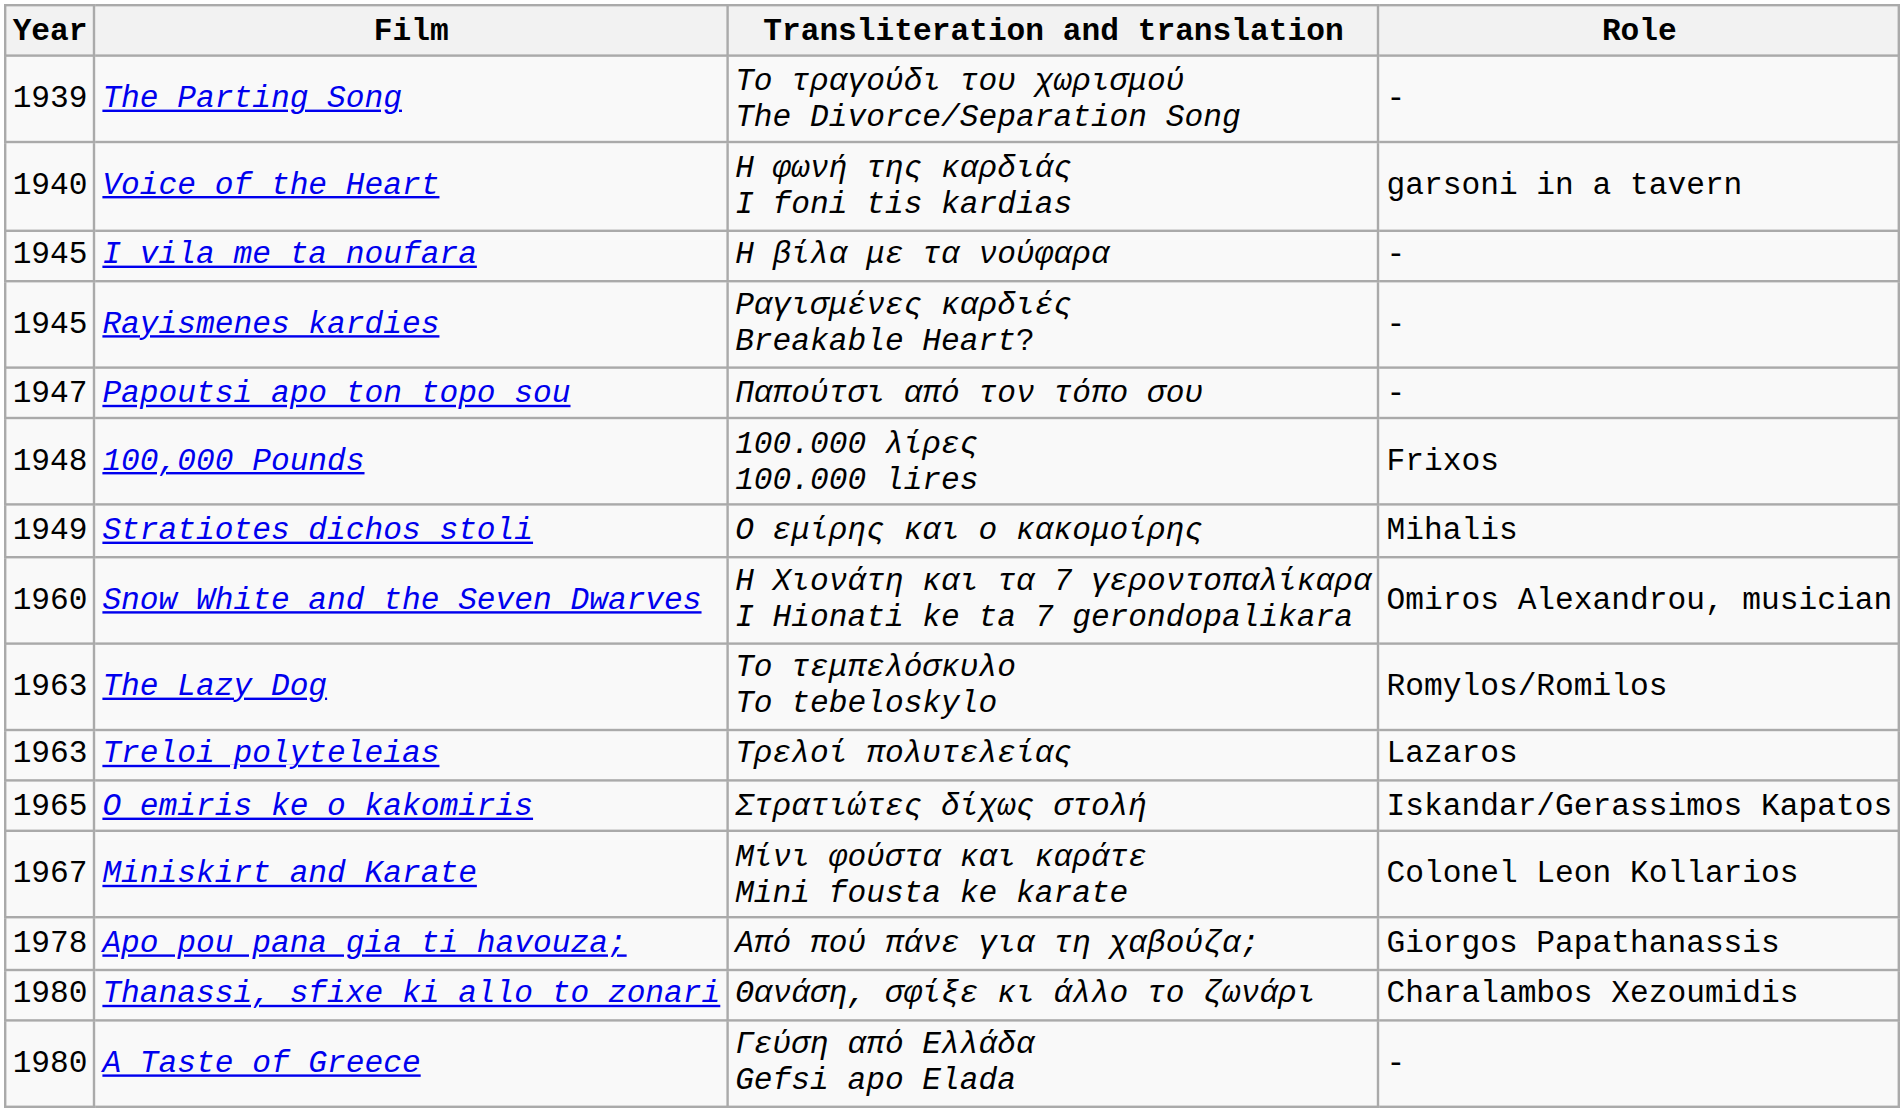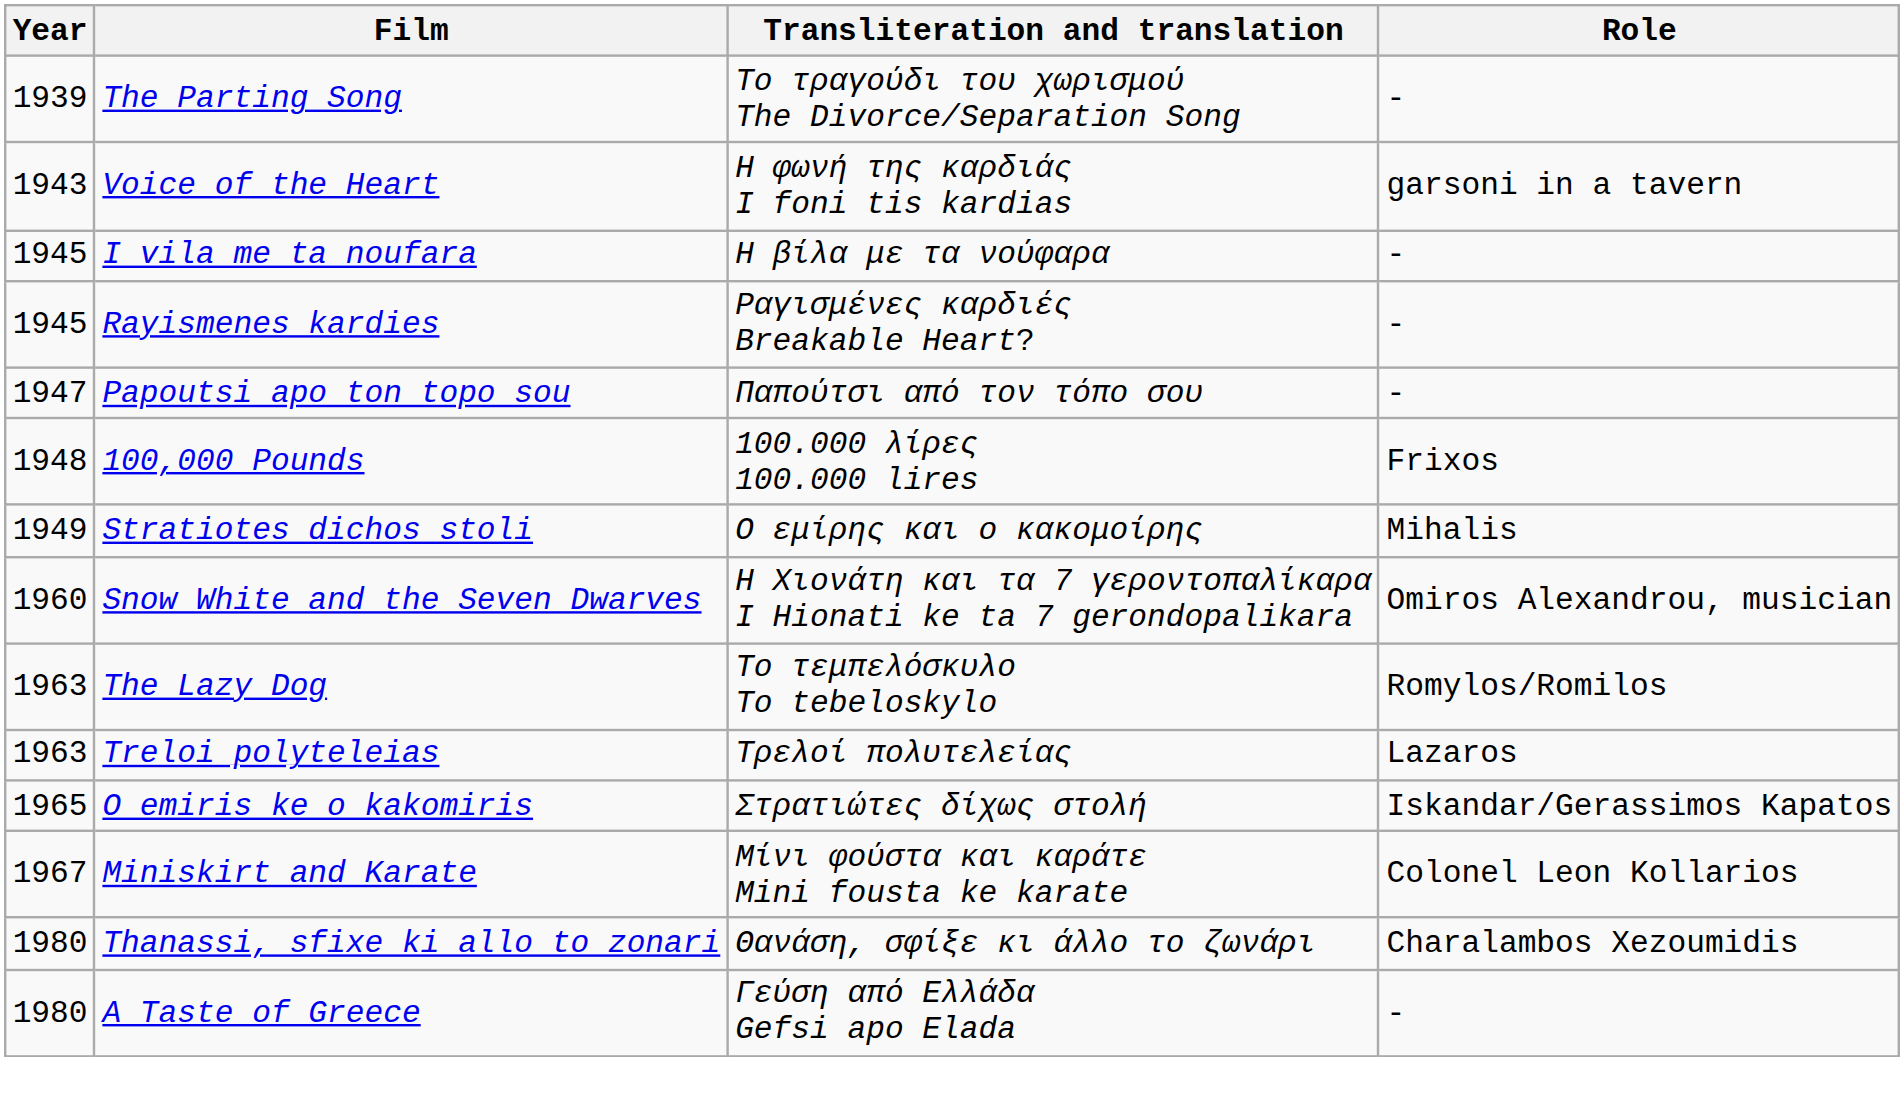(50, 186) 1940 -> (50, 186) 1943
- row: (365, 944)
